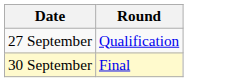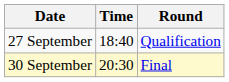+ column: (116, 16)
